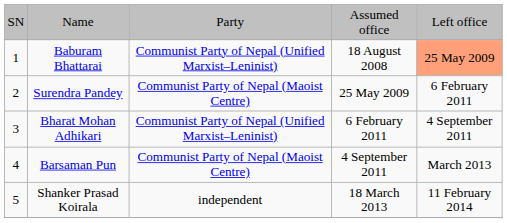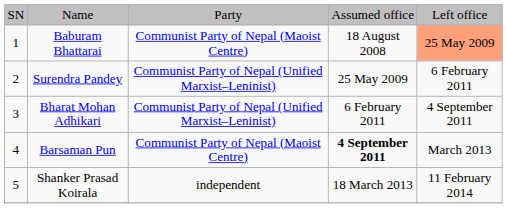(230, 57) Communist Party of Nepal (Unified Marxist–Leninist) -> (228, 43) Communist Party of Nepal (Maoist Centre)
(230, 93) Communist Party of Nepal (Maoist Centre) -> (228, 78) Communist Party of Nepal (Unified Marxist–Leninist)
(374, 164) normal -> (373, 149) bold
